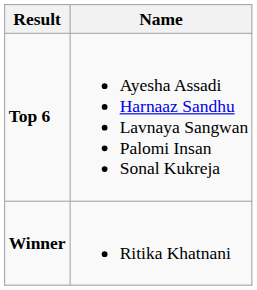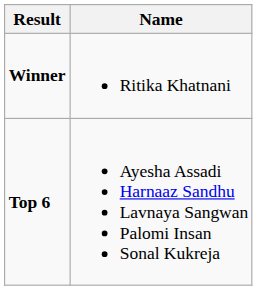rows swapped: (37, 242) <-> (29, 117)
